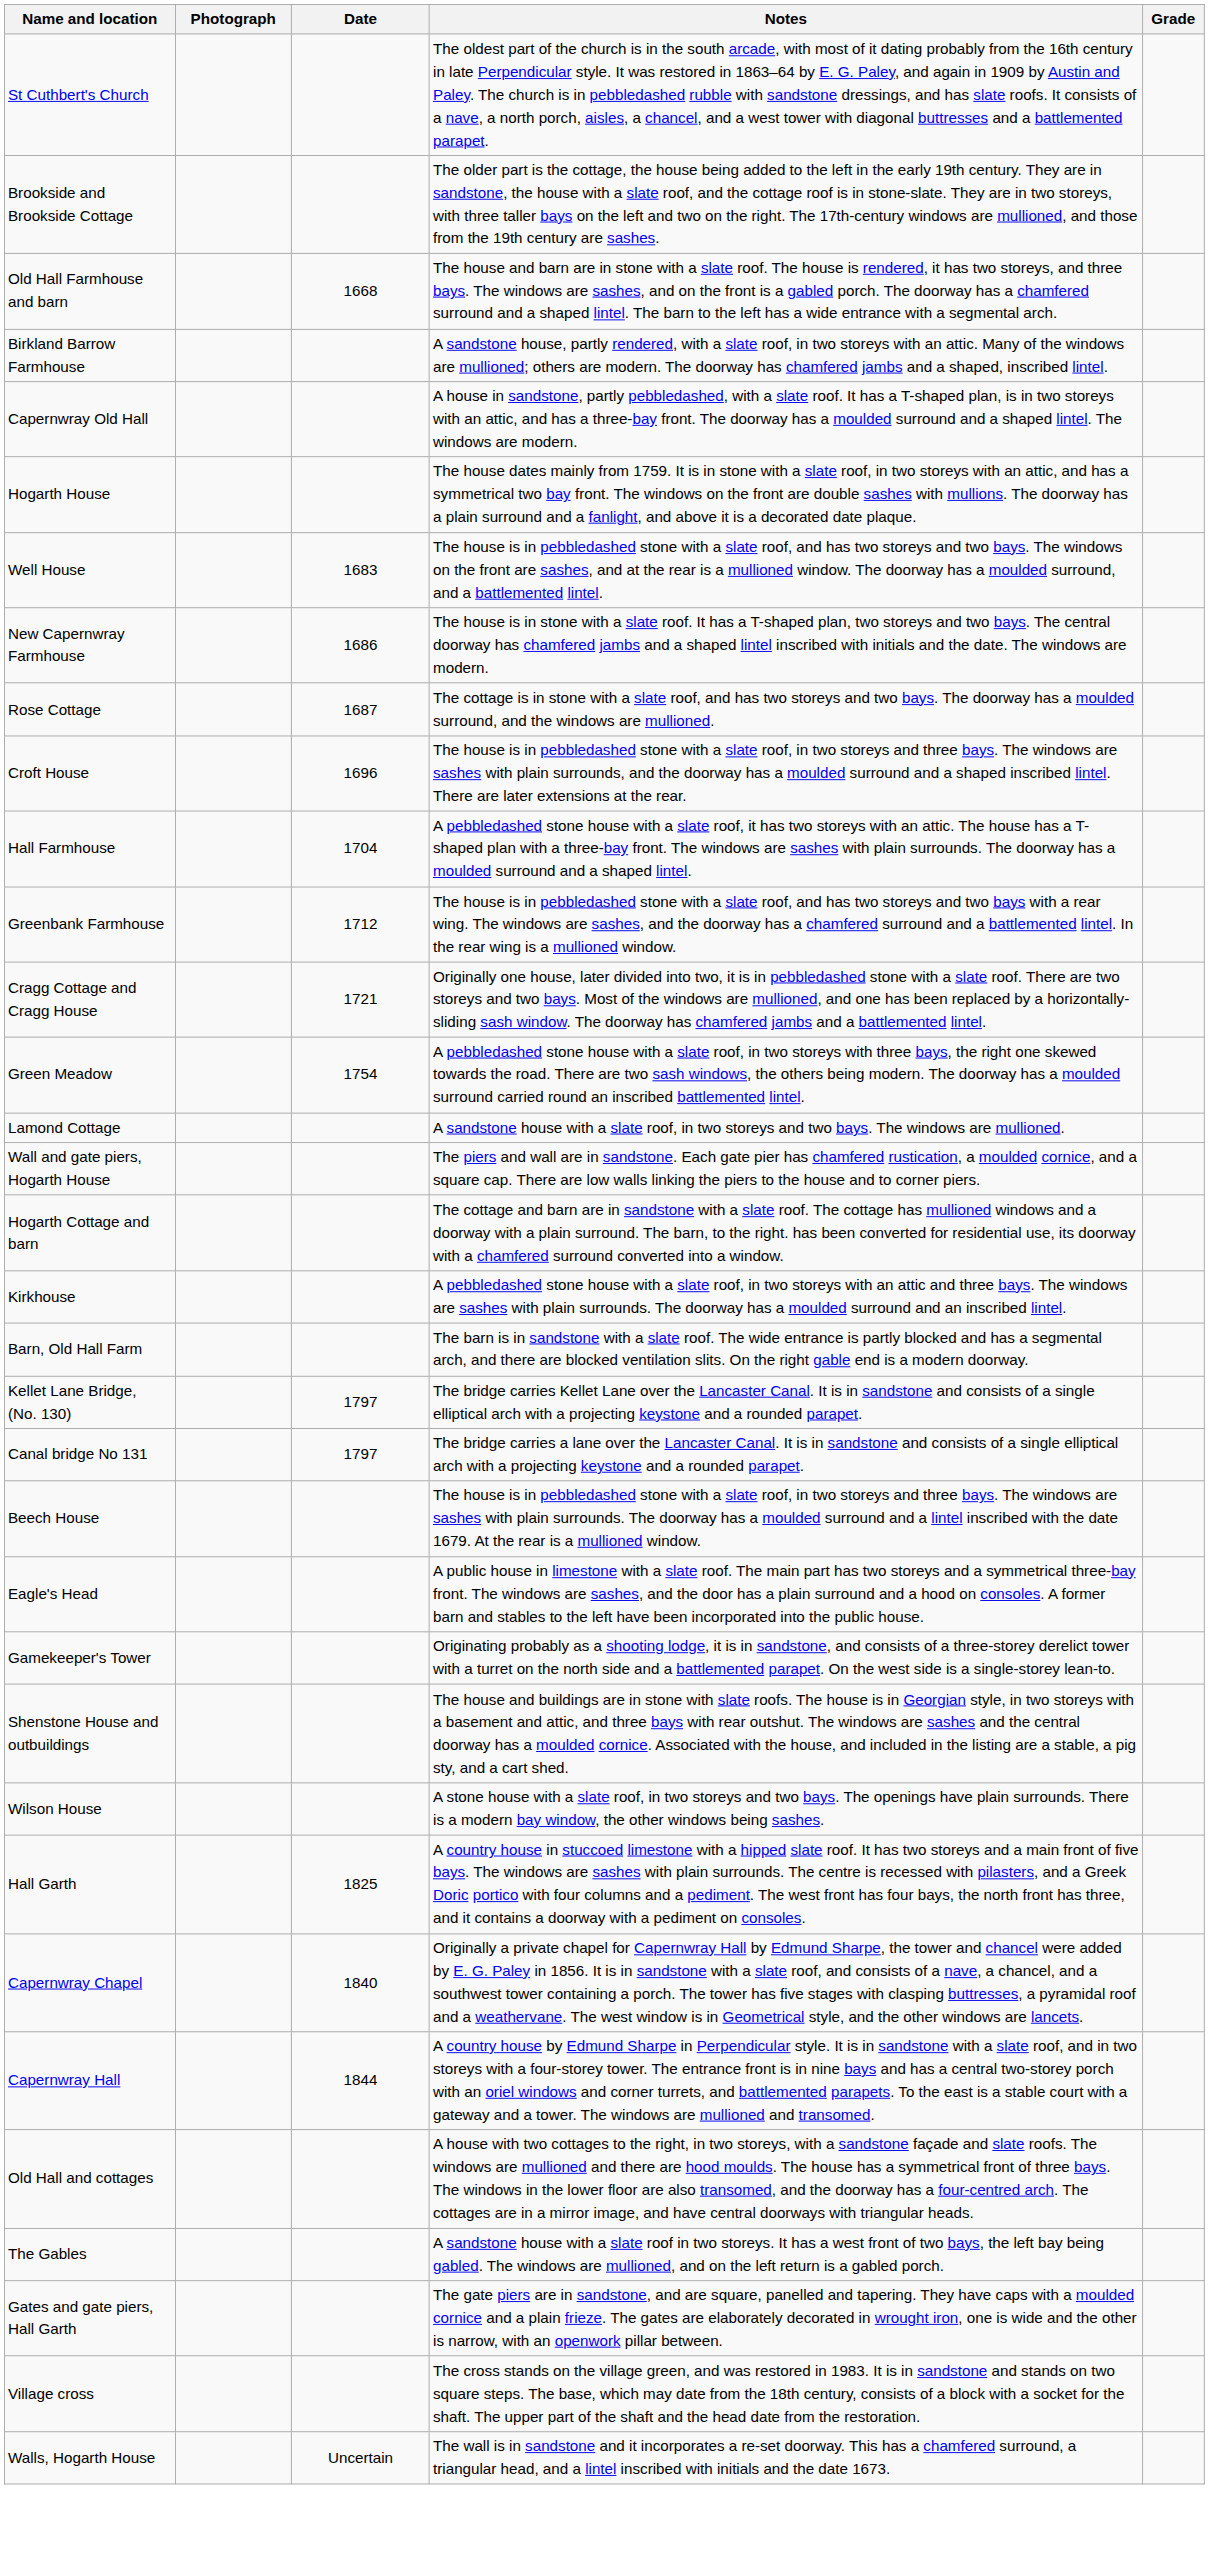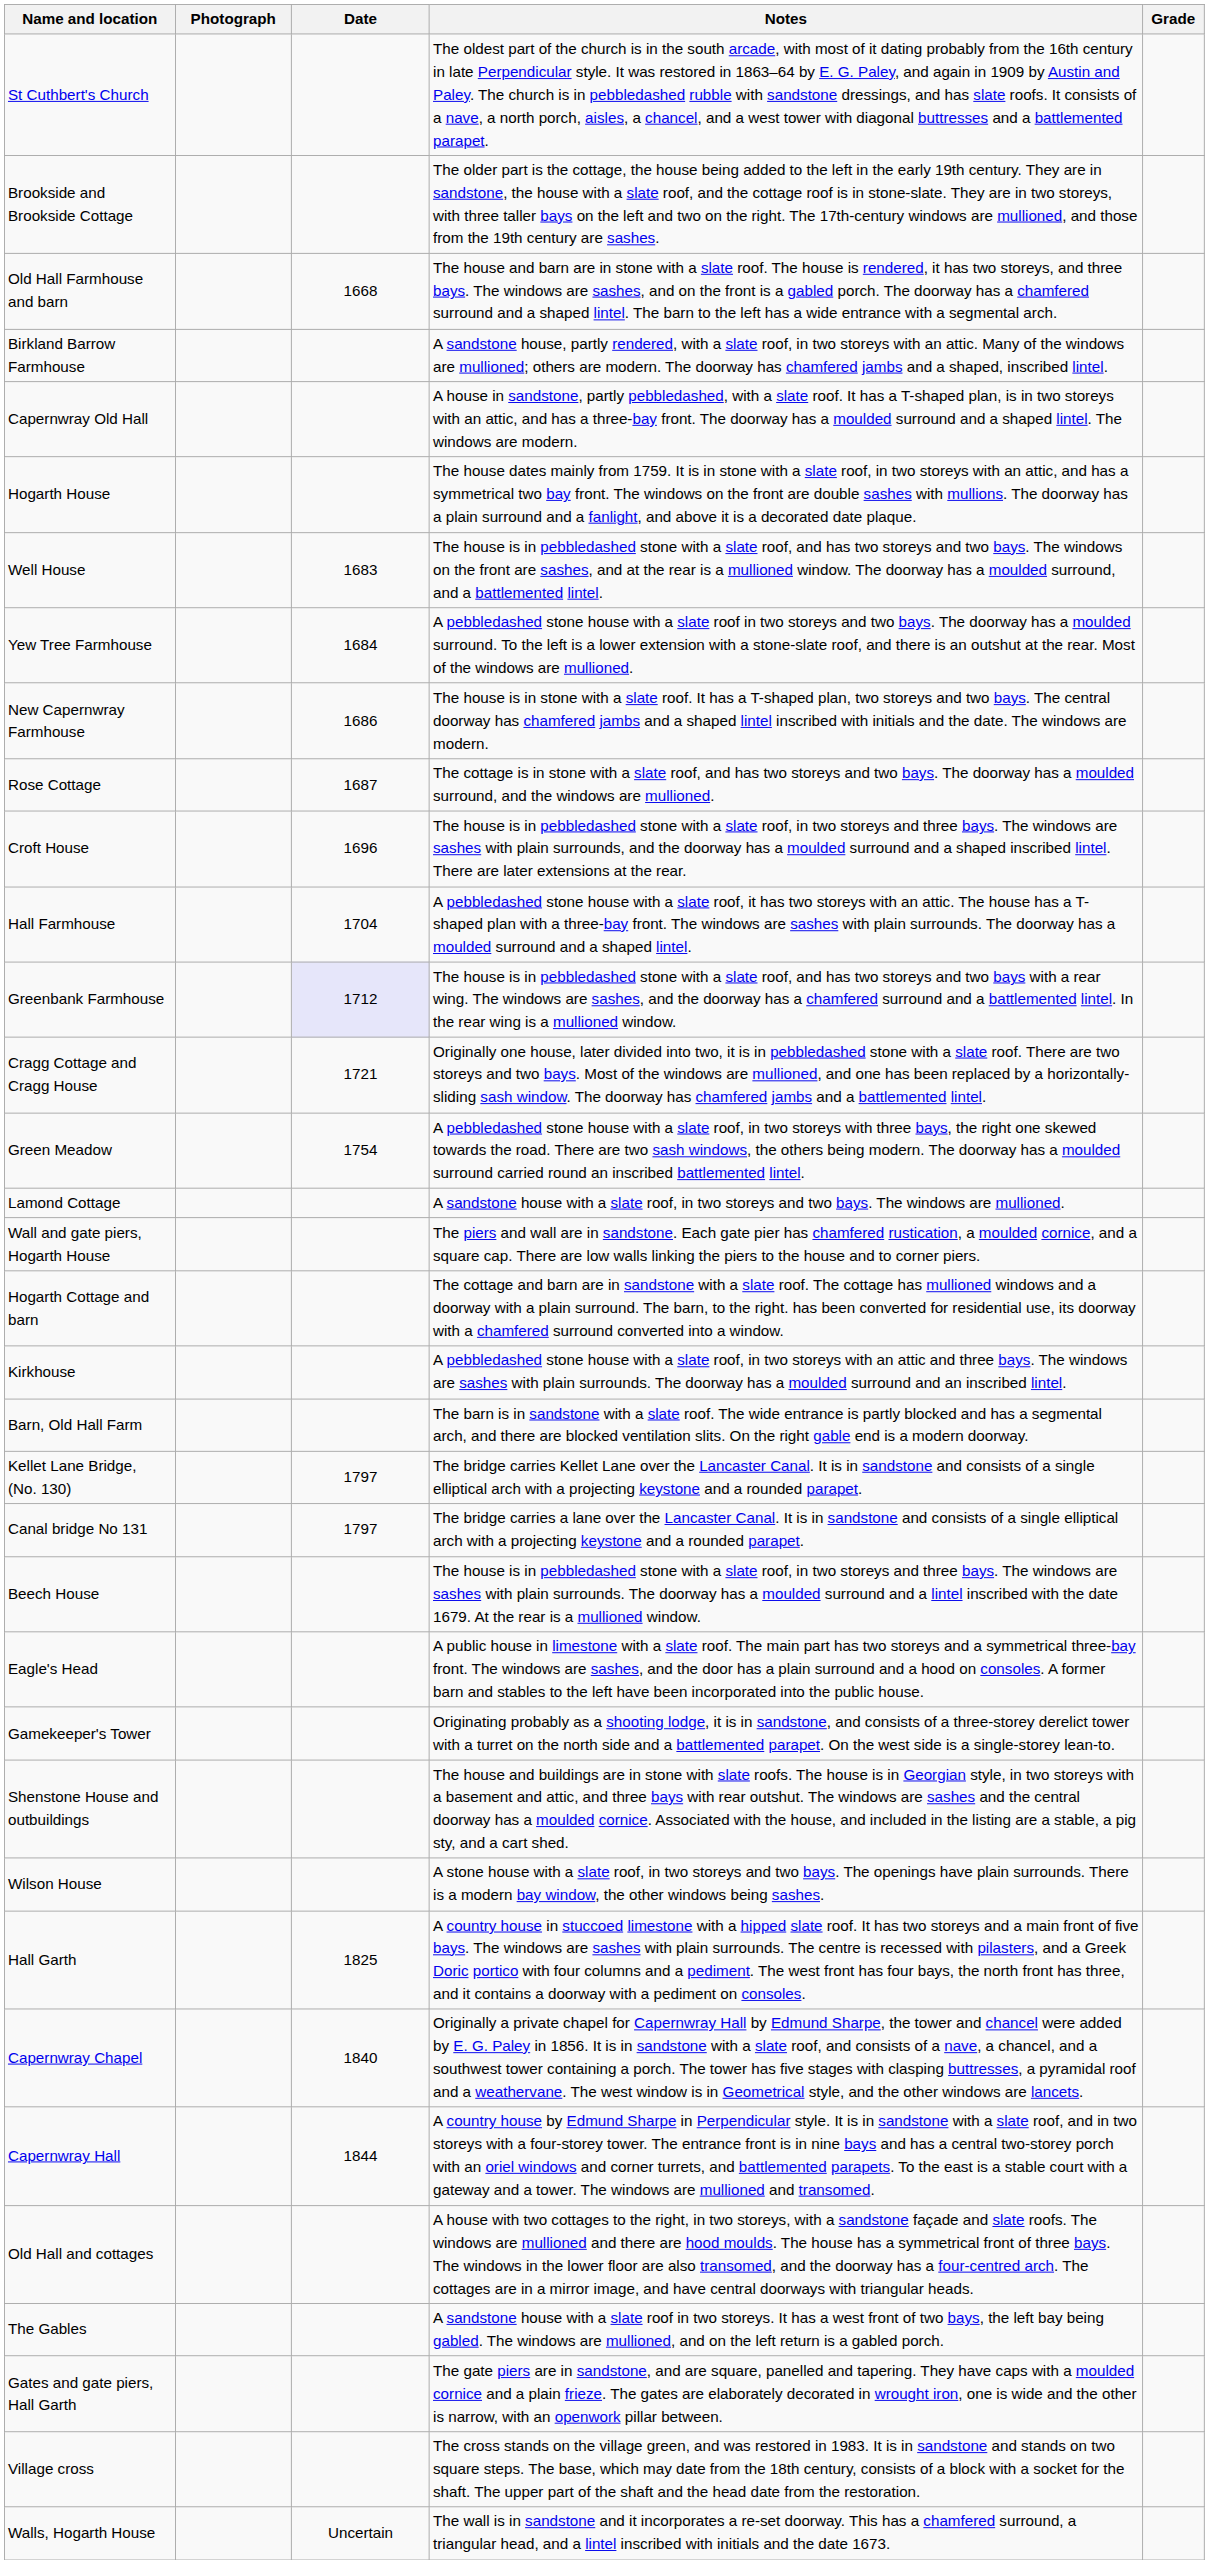+ row: (80, 645)
(360, 924) no background -> (360, 999) lavender background
